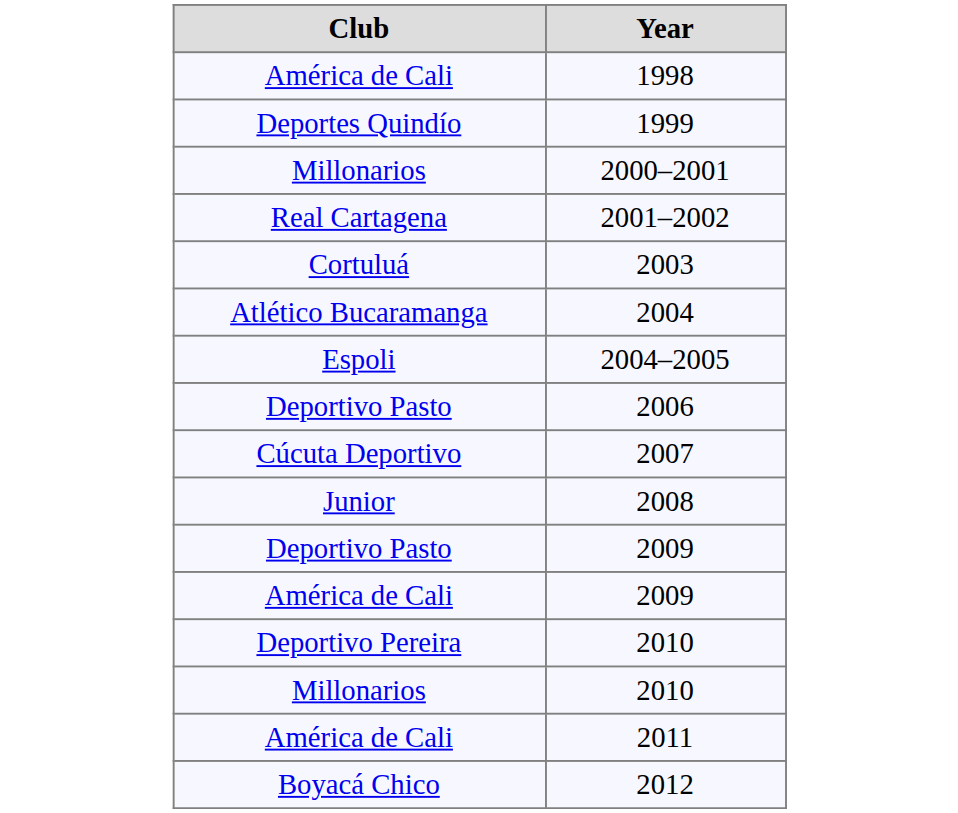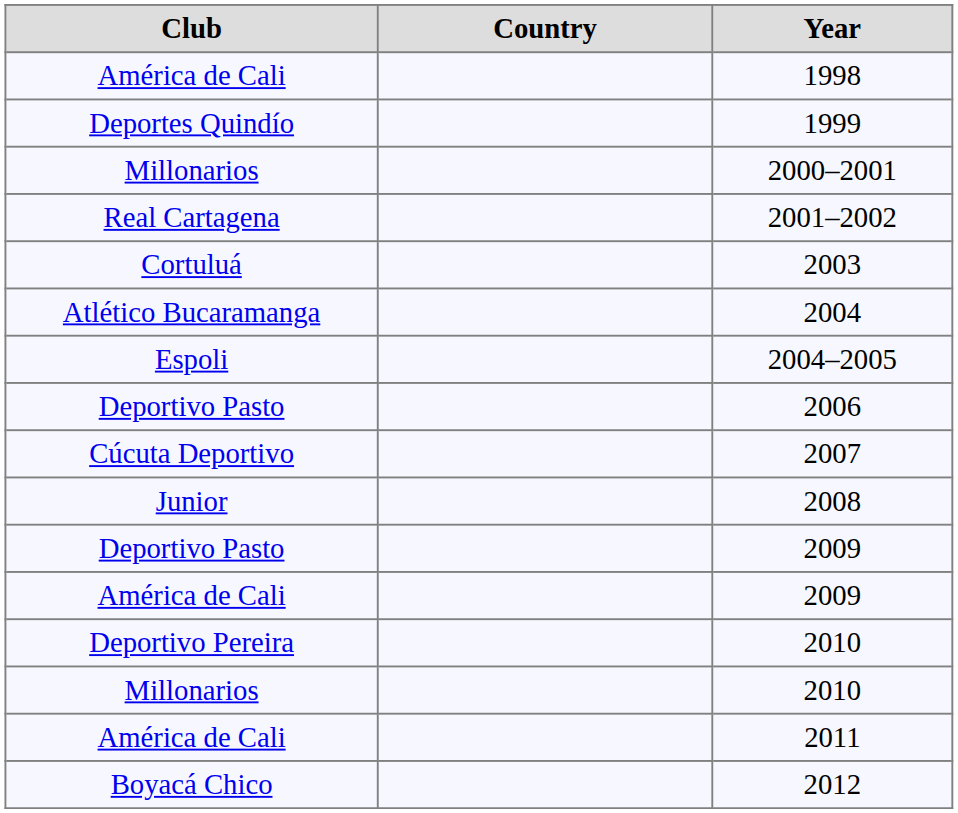+ column: (545, 28)
